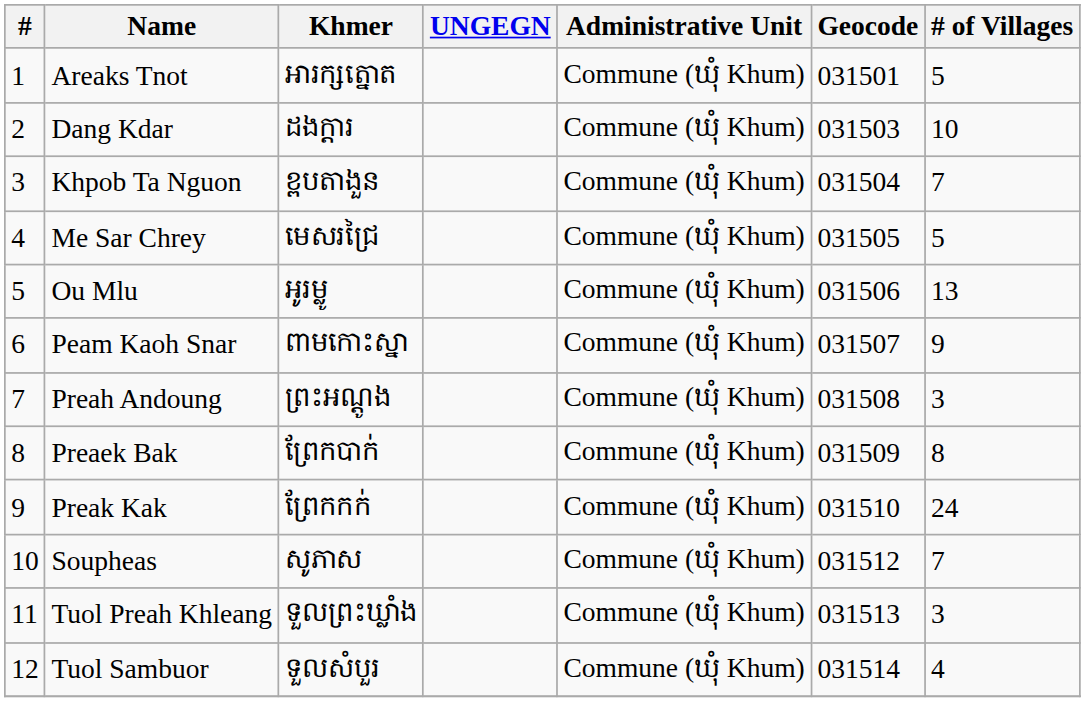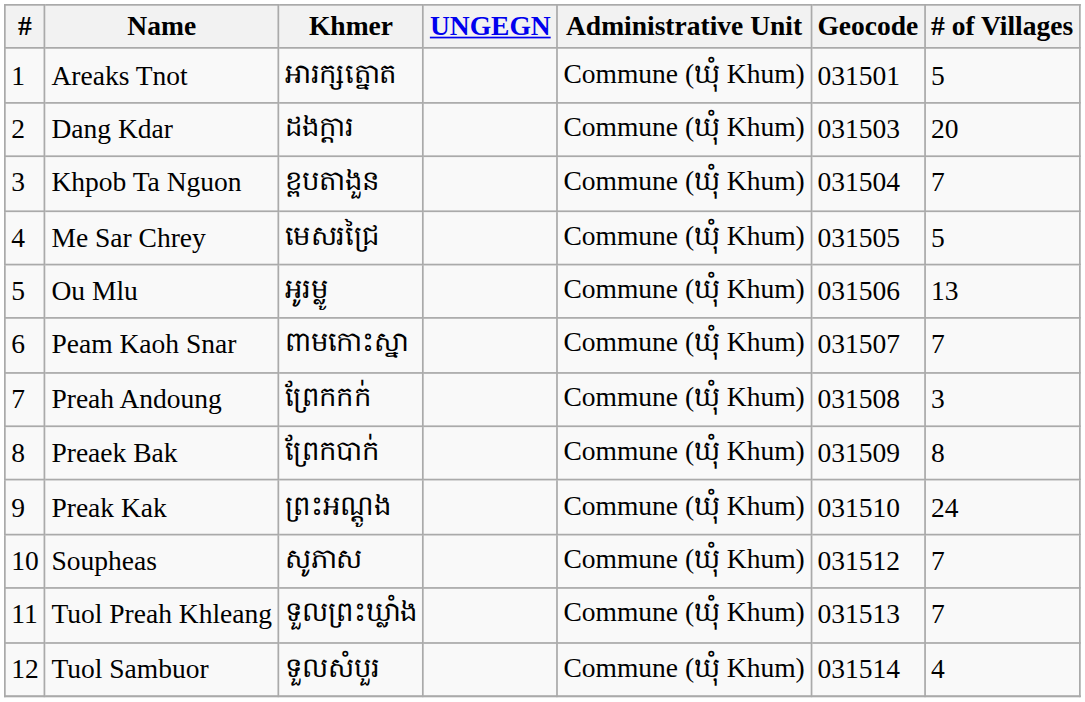(945, 129) 10 -> (945, 129) 20
(938, 344) 9 -> (938, 344) 7
(338, 397) ព្រះអណ្ដូង -> (328, 397) ព្រែកកក់
(328, 505) ព្រែកកក់ -> (338, 505) ព្រះអណ្ដូង
(938, 614) 3 -> (938, 614) 7
